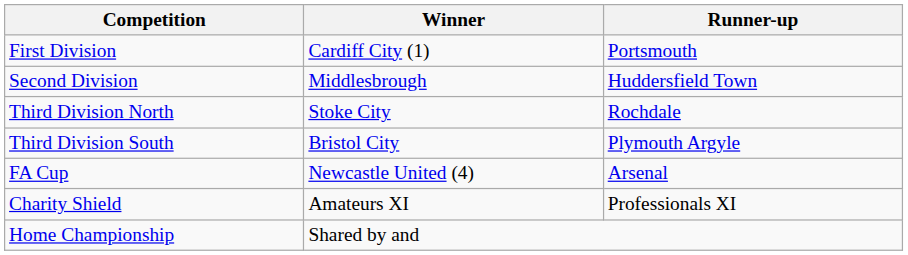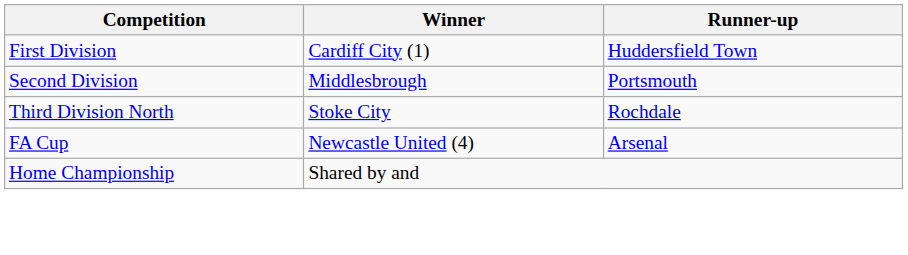(652, 50) Portsmouth -> (682, 50) Huddersfield Town
(682, 81) Huddersfield Town -> (652, 81) Portsmouth
- row: (91, 142)
- row: (65, 204)
